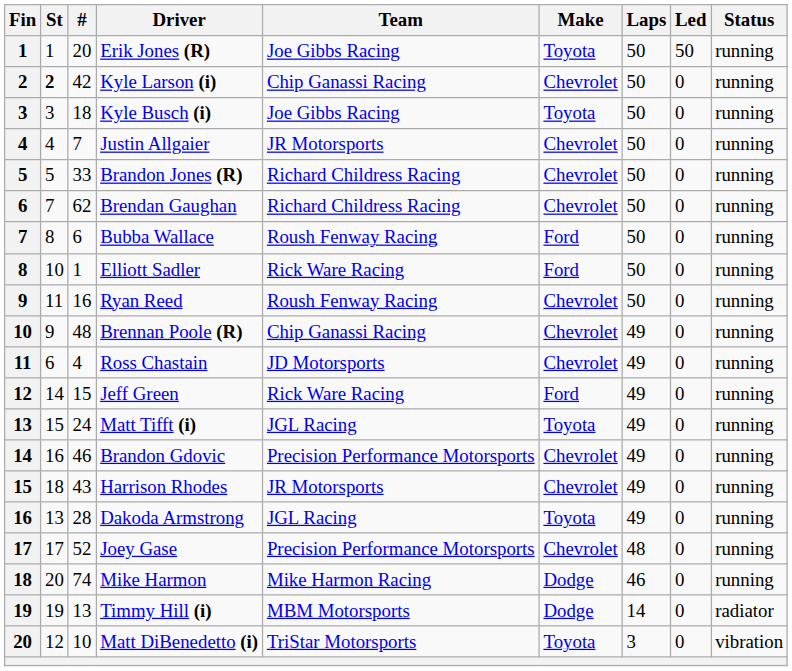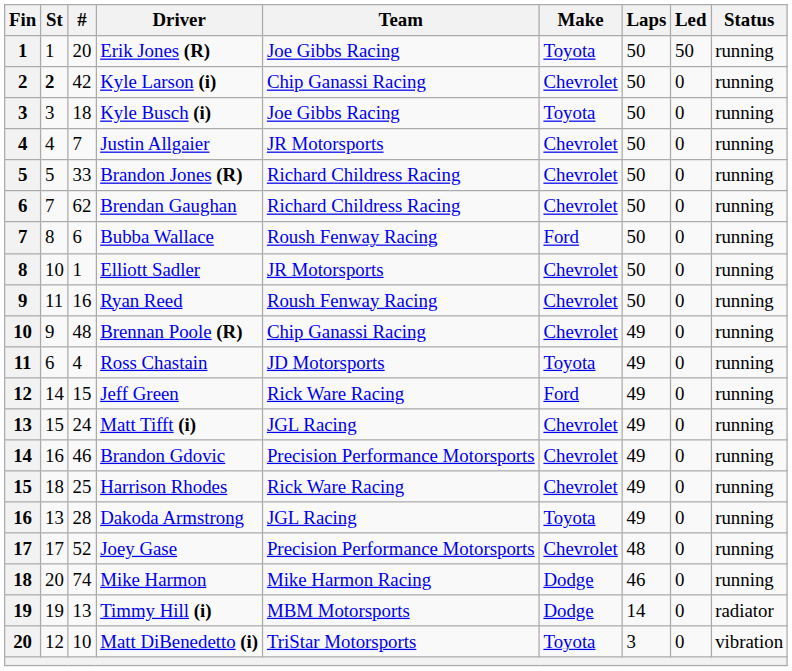(336, 268) Rick Ware Racing -> (325, 268) JR Motorsports
(561, 268) Ford -> (581, 268) Chevrolet
(581, 362) Chevrolet -> (569, 362) Toyota
(569, 424) Toyota -> (581, 424) Chevrolet
(82, 486) 43 -> (82, 486) 25
(325, 486) JR Motorsports -> (336, 486) Rick Ware Racing
